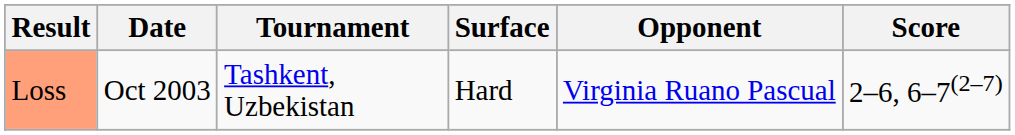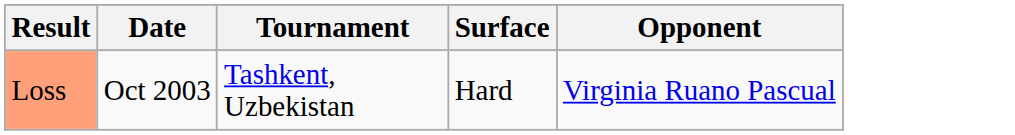- column: (926, 27)
